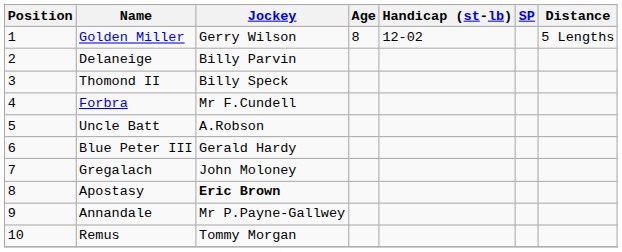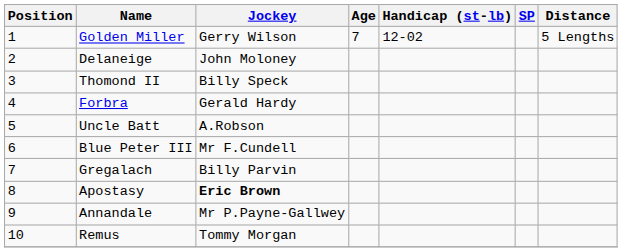(356, 38) 8 -> (356, 38) 7
(248, 60) Billy Parvin -> (248, 60) John Moloney
(248, 104) Mr F.Cundell -> (248, 104) Gerald Hardy
(248, 148) Gerald Hardy -> (248, 148) Mr F.Cundell
(248, 170) John Moloney -> (248, 170) Billy Parvin
